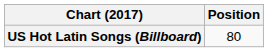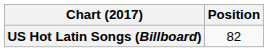(234, 36) 80 -> (234, 36) 82
